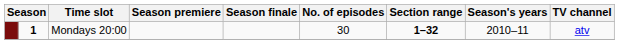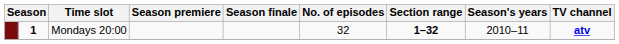(343, 30) 30 -> (343, 30) 32
(582, 30) normal -> (582, 30) bold
